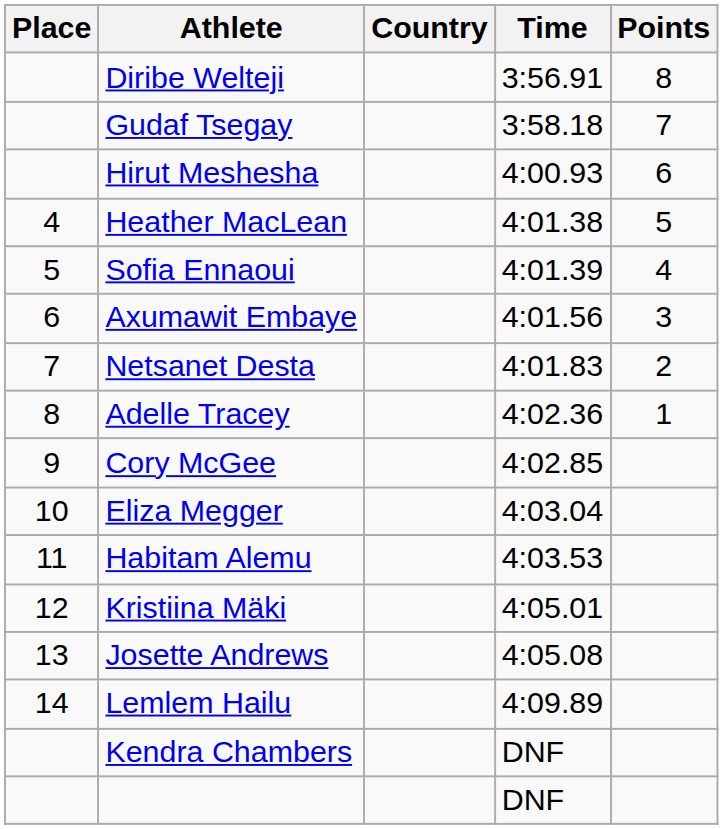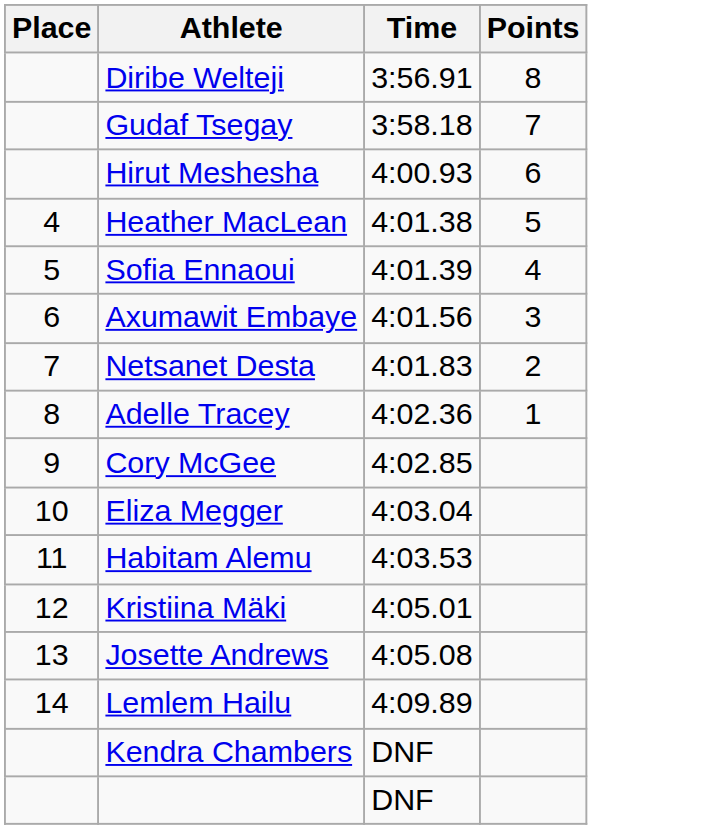- column: (429, 28)
